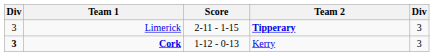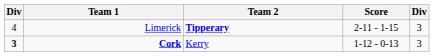columns swapped: (217, 12) <-> (330, 12)
(14, 28) 3 -> (14, 28) 4
